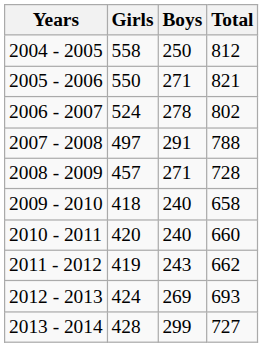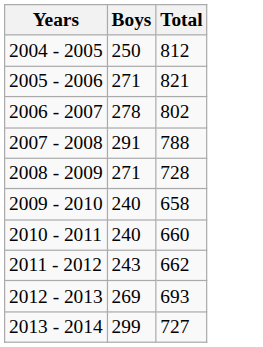- column: (133, 19)
